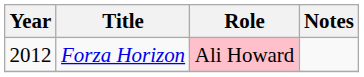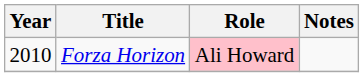(30, 54) 2012 -> (30, 54) 2010
